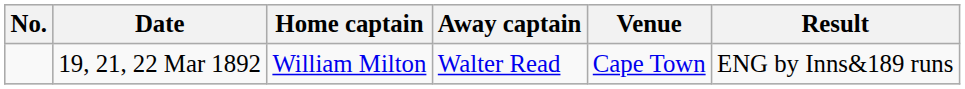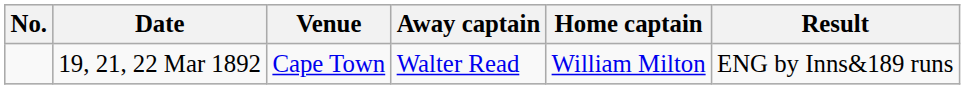columns swapped: (349, 24) <-> (649, 24)
